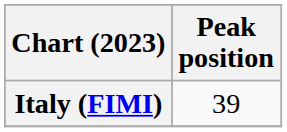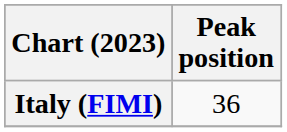(226, 103) 39 -> (226, 103) 36
